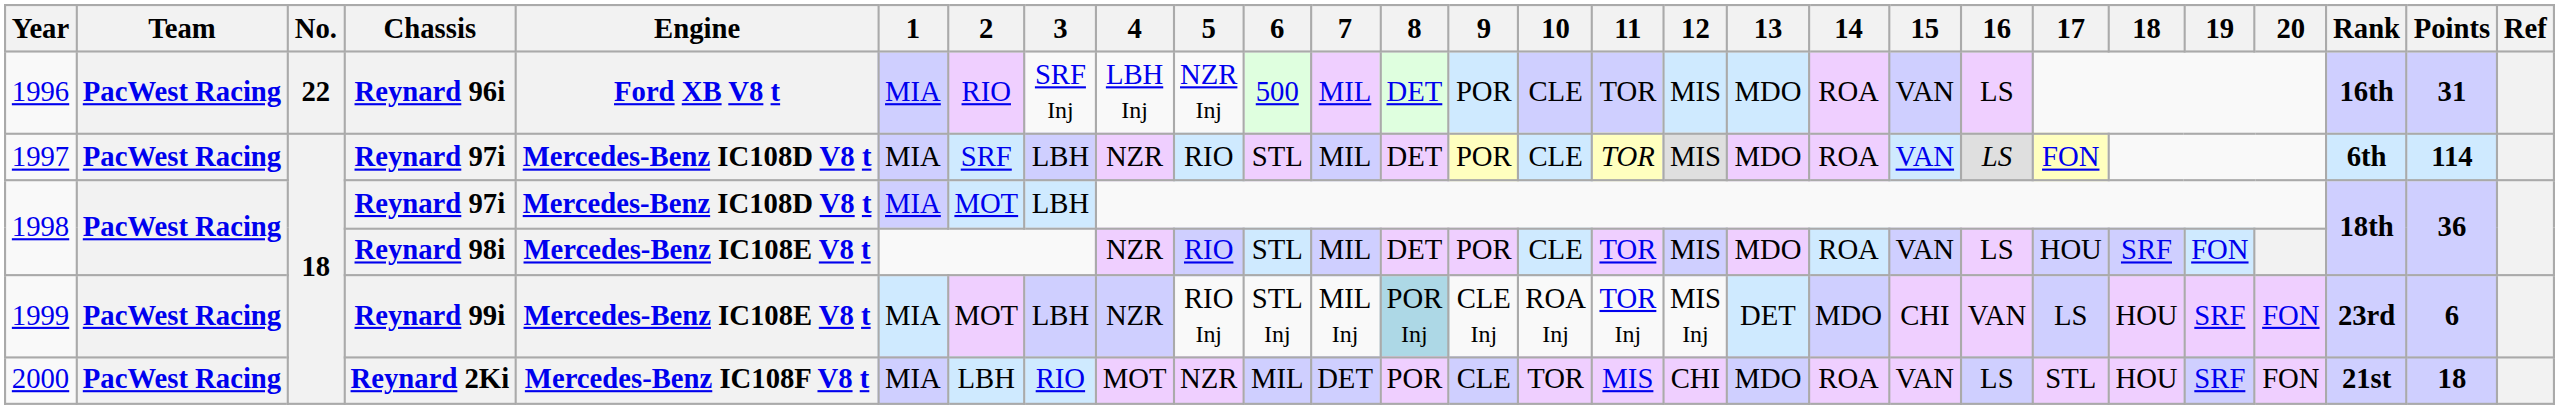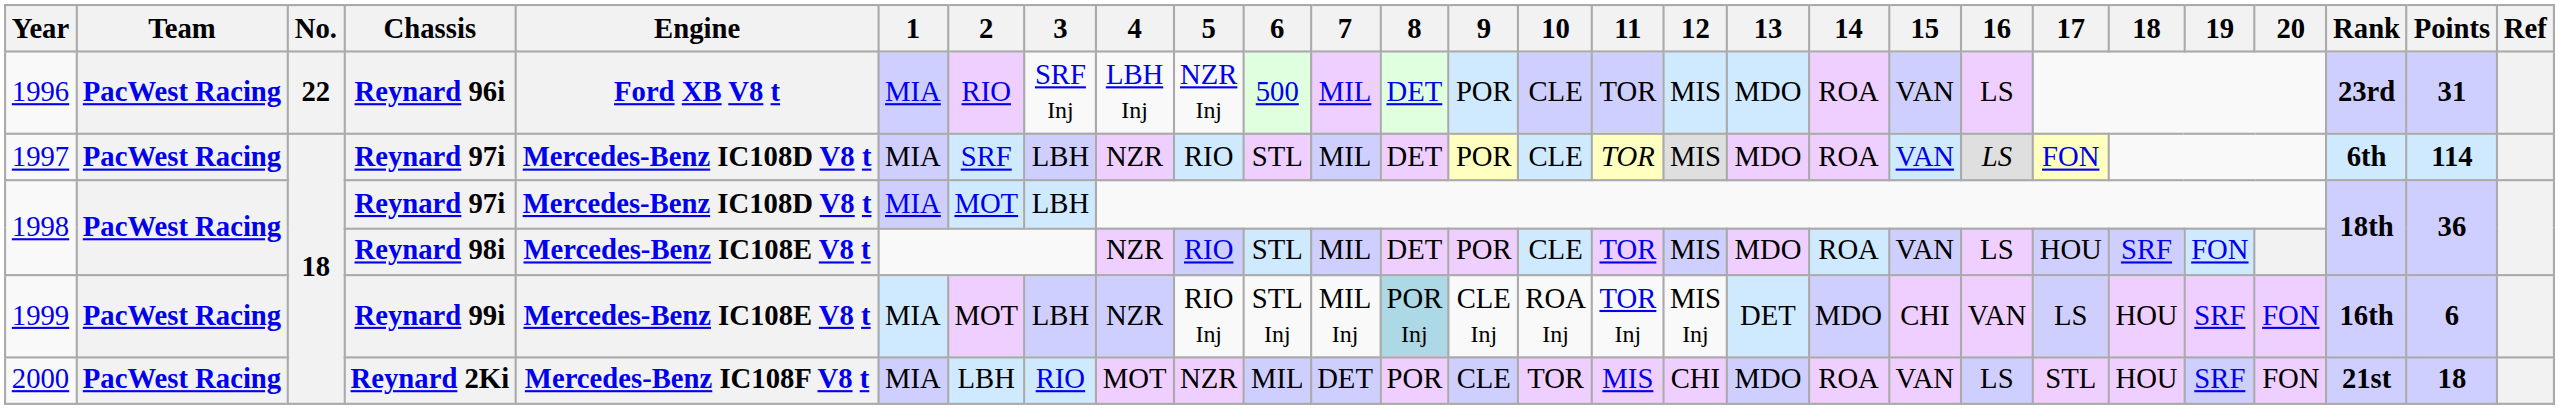(2367, 91) 16th -> (2367, 91) 23rd
(2367, 315) 23rd -> (2367, 315) 16th
